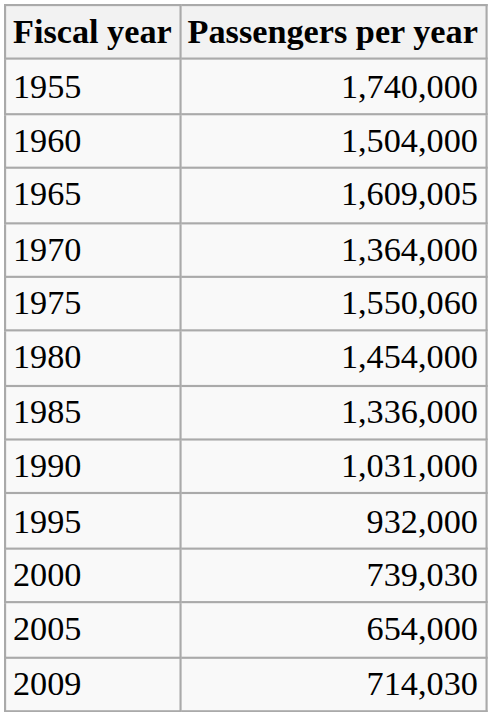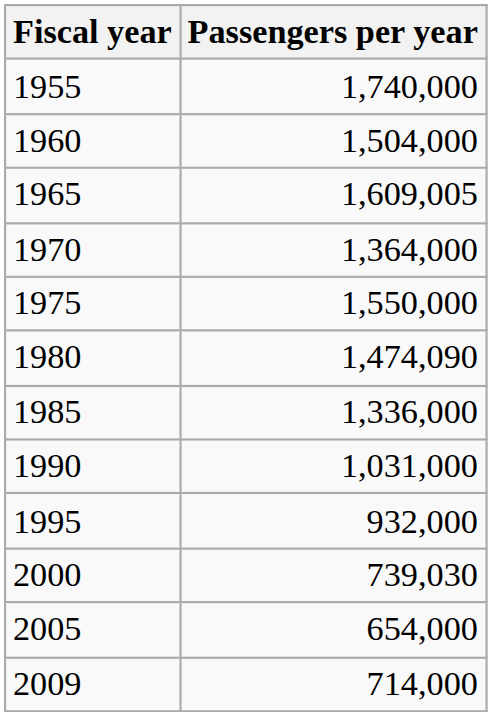(409, 303) 1,550,060 -> (409, 303) 1,550,000
(409, 357) 1,454,000 -> (409, 357) 1,474,090
(422, 683) 714,030 -> (422, 683) 714,000
